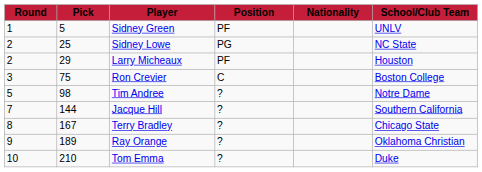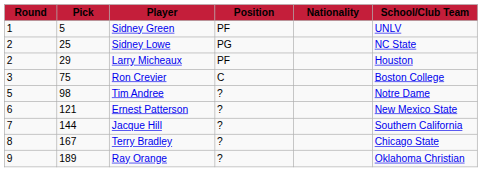+ row: (150, 110)
- row: (138, 158)
